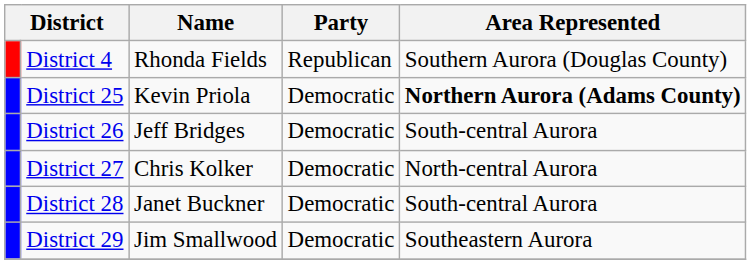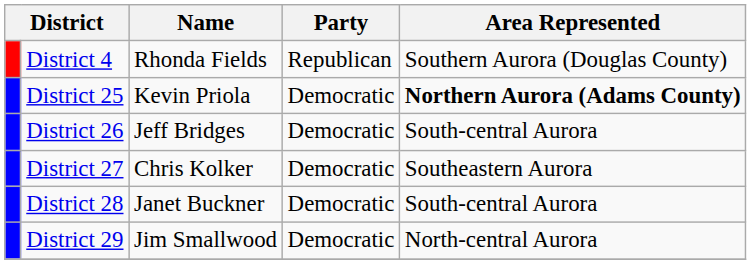(501, 167) North-central Aurora -> (499, 167) Southeastern Aurora
(499, 240) Southeastern Aurora -> (501, 240) North-central Aurora
